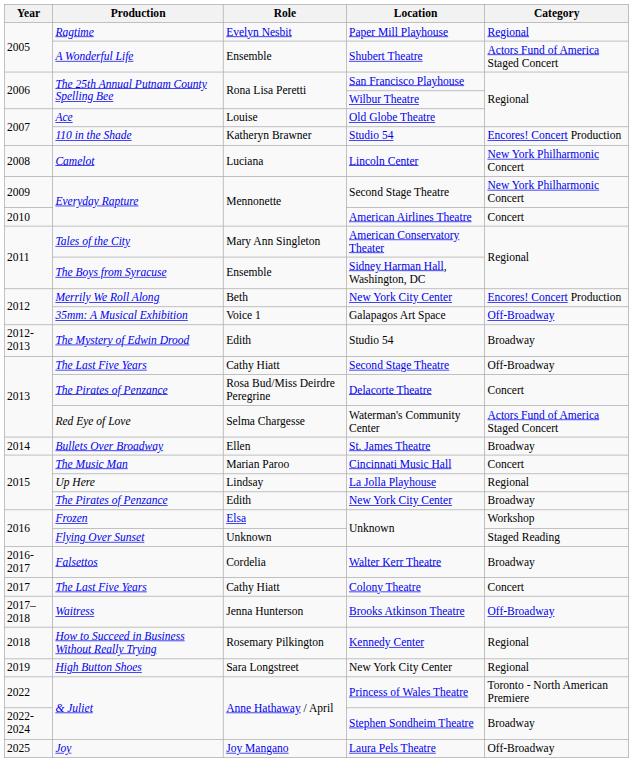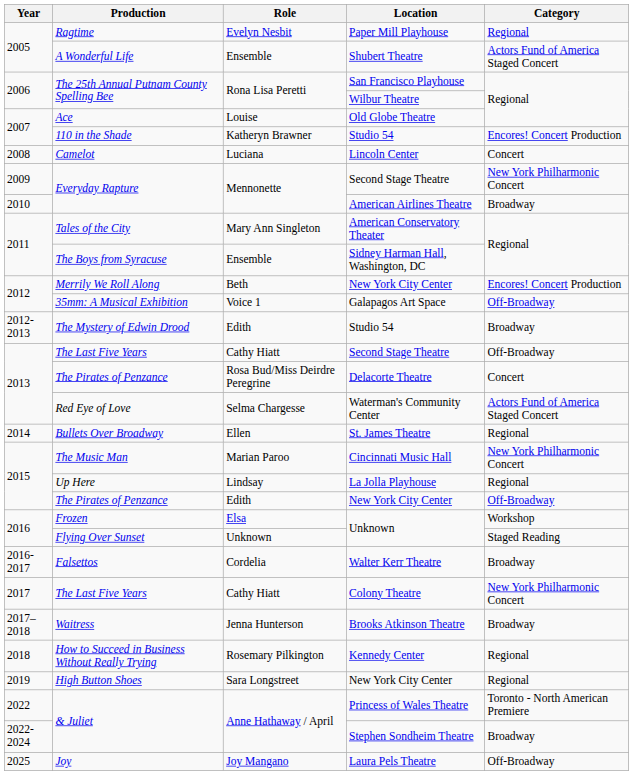(543, 160) New York Philharmonic Concert -> (506, 154) Concert
(506, 216) Concert -> (511, 203) Broadway
(511, 446) Broadway -> (508, 433) Regional
(506, 464) Concert -> (543, 457) New York Philharmonic Concert
(511, 500) Broadway -> (521, 500) Off-Broadway
(506, 587) Concert -> (543, 593) New York Philharmonic Concert
(521, 611) Off-Broadway -> (511, 624) Broadway
